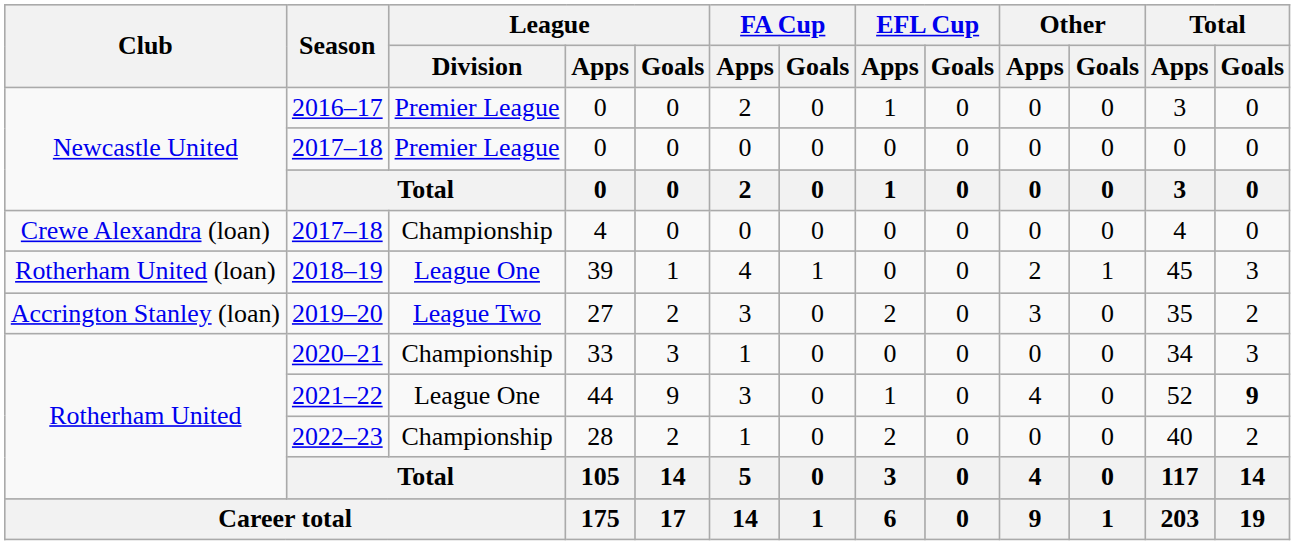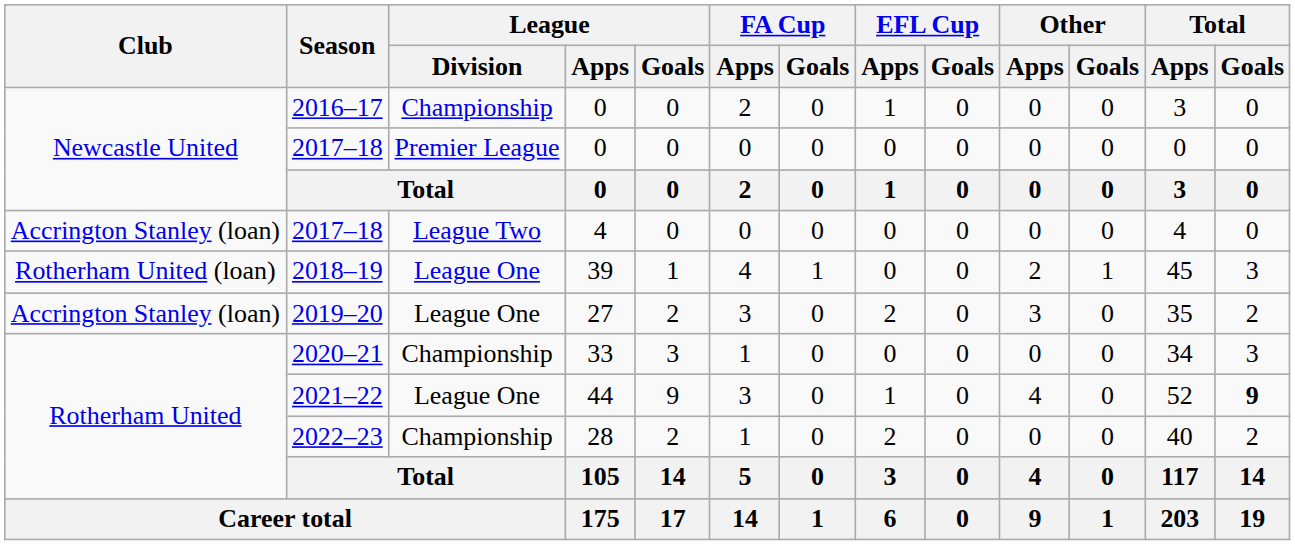(477, 107) Premier League -> (477, 107) Championship
(145, 230) Crewe Alexandra (loan) -> (145, 230) Accrington Stanley (loan)
(477, 230) Championship -> (477, 230) League Two
(477, 312) League Two -> (477, 312) League One
